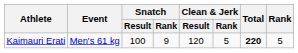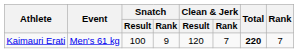(226, 41) 5 -> (226, 41) 7
(280, 41) 5 -> (280, 41) 7
